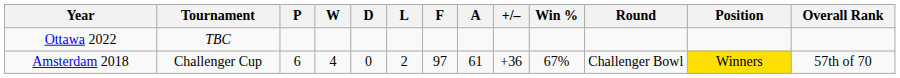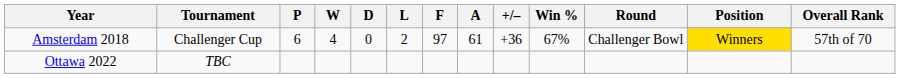rows swapped: (81, 62) <-> (81, 39)
